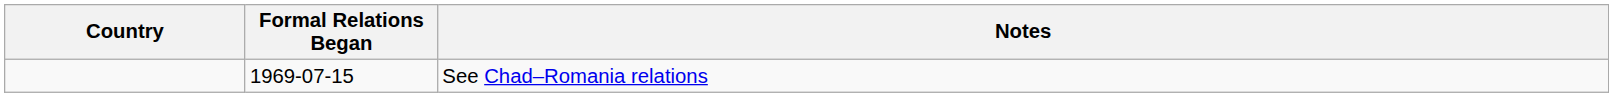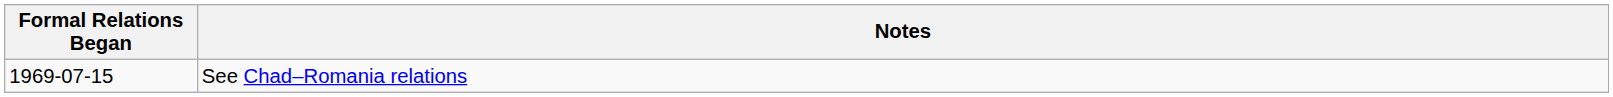- column: (125, 32)
